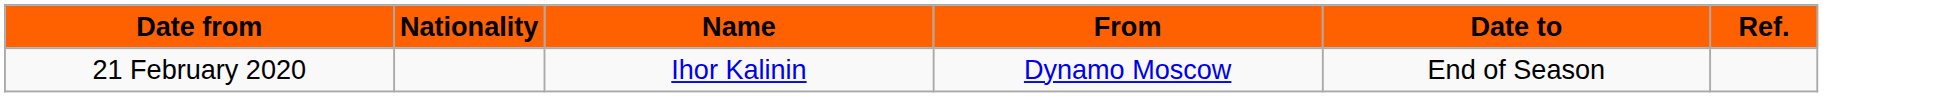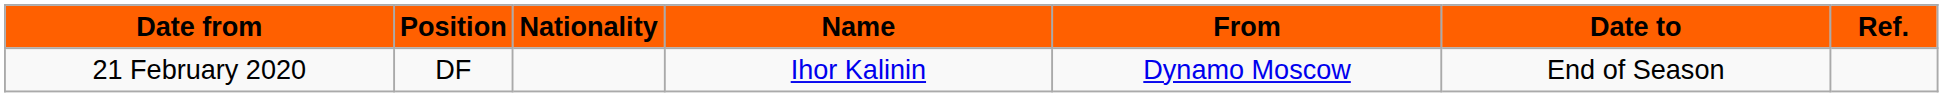+ column: (453, 27)
